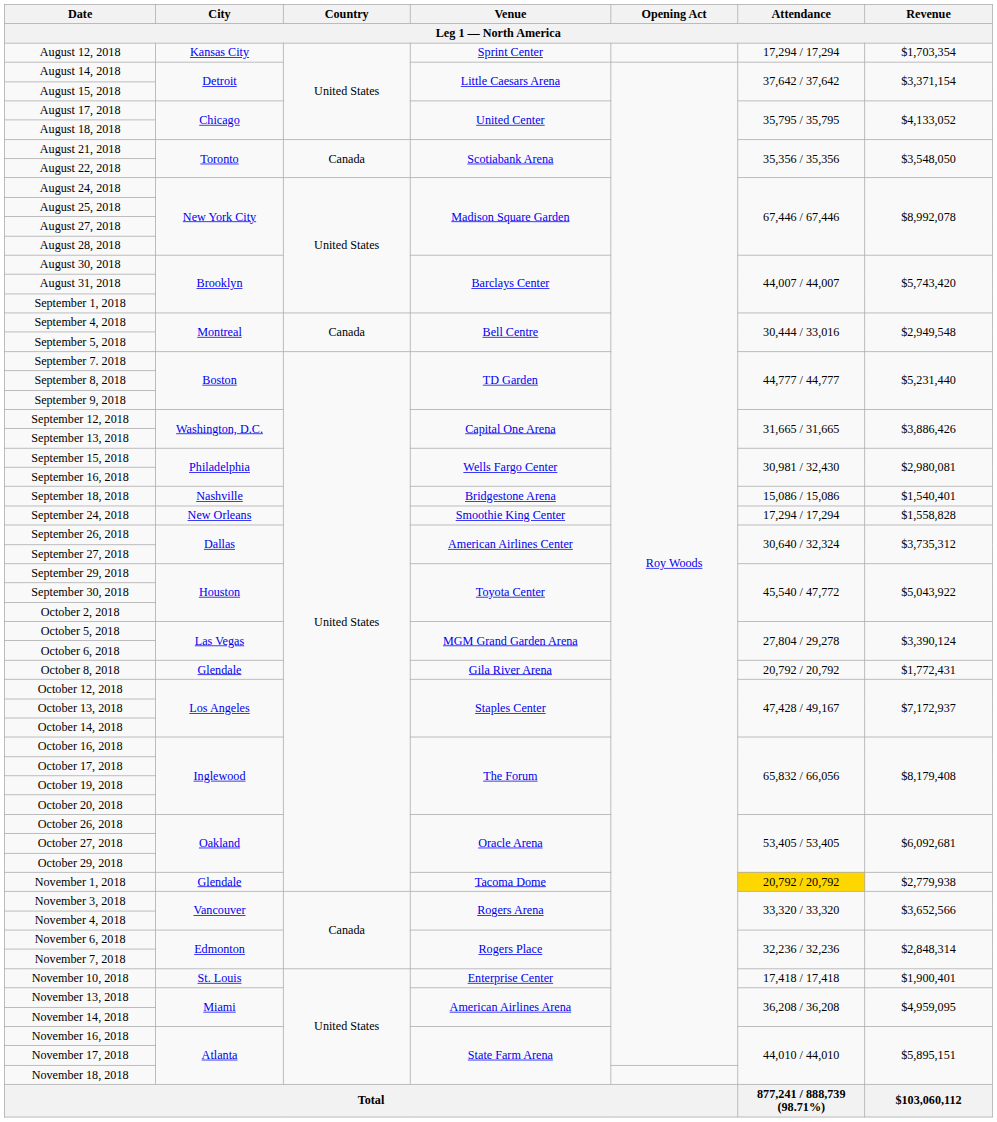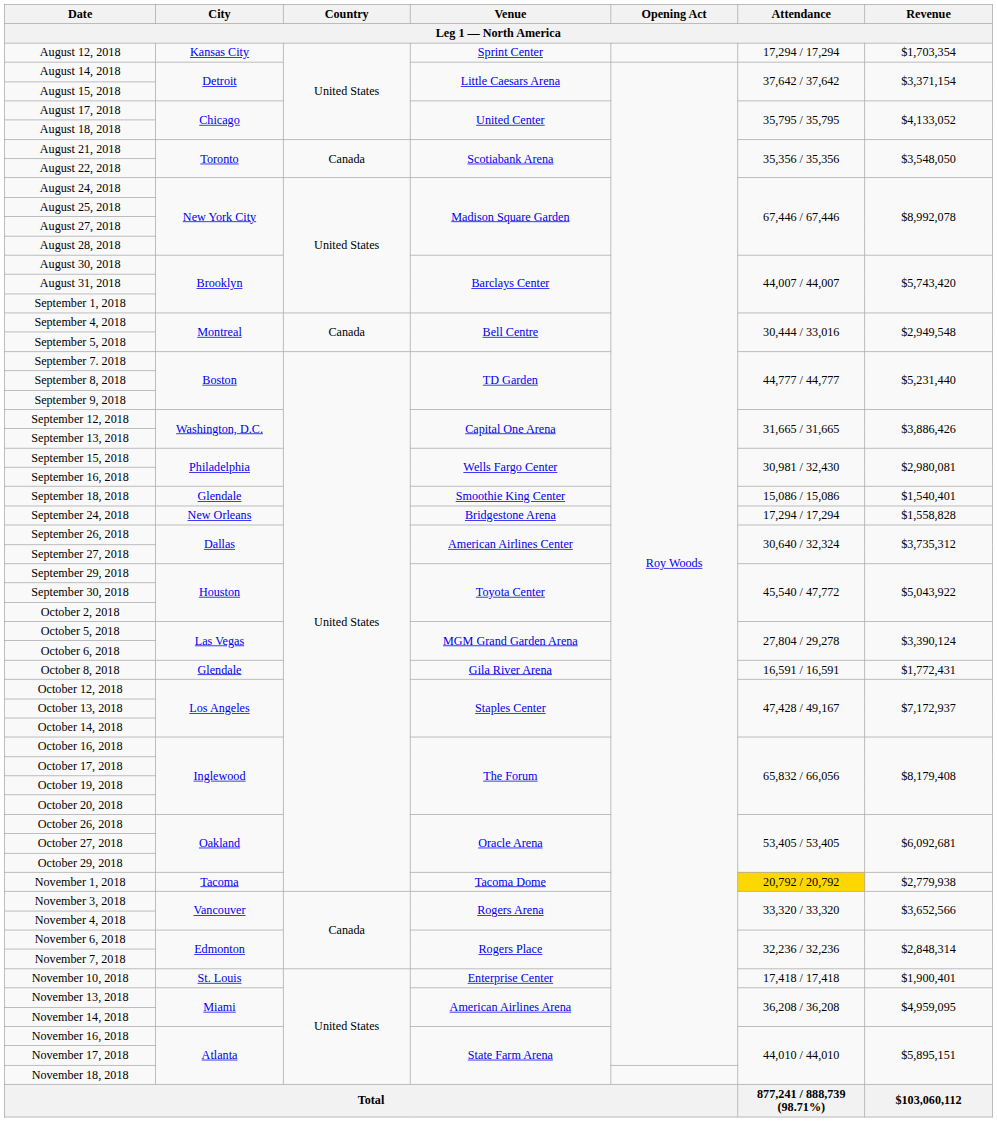(220, 496) Nashville -> (220, 496) Glendale
(510, 496) Bridgestone Arena -> (510, 496) Smoothie King Center
(510, 515) Smoothie King Center -> (510, 515) Bridgestone Arena
(801, 669) 20,792 / 20,792 -> (801, 669) 16,591 / 16,591
(220, 881) Glendale -> (220, 881) Tacoma
